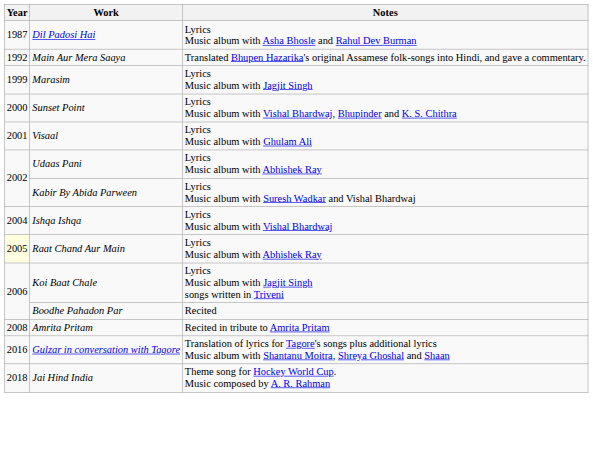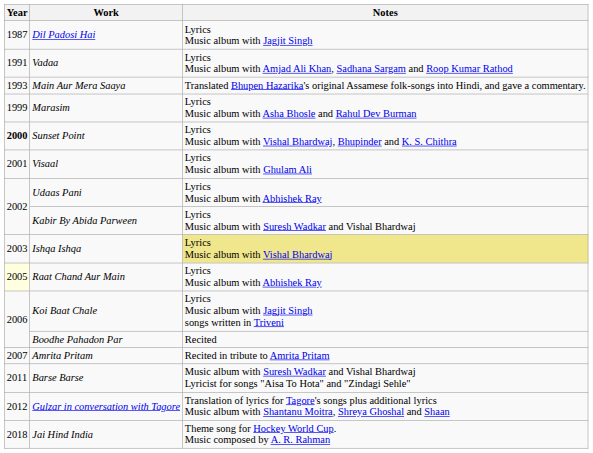(301, 35) Lyrics Music album with Asha Bhosle and Rahul Dev Burman -> (249, 35) Lyrics Music album with Jagjit Singh
+ row: (45, 63)
(17, 57) 1992 -> (17, 85) 1993
(249, 79) Lyrics Music album with Jagjit Singh -> (301, 107) Lyrics Music album with Asha Bhosle and Rahul Dev Burman
(17, 107) normal -> (17, 136) bold
(17, 220) 2004 -> (17, 248) 2003
(259, 220) no background -> (259, 248) khaki background
(17, 327) 2008 -> (17, 355) 2007
+ row: (58, 378)
(17, 350) 2016 -> (17, 406) 2012
